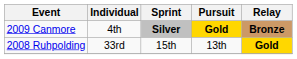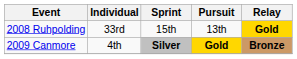rows swapped: (46, 45) <-> (41, 29)
